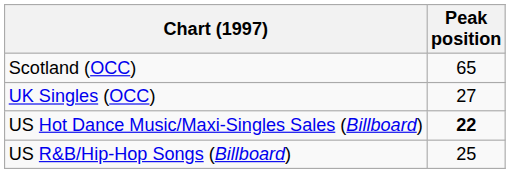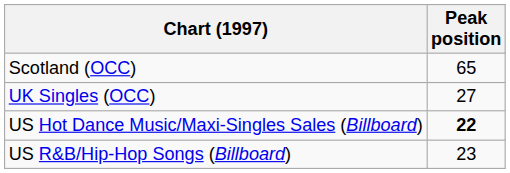(466, 153) 25 -> (466, 153) 23
